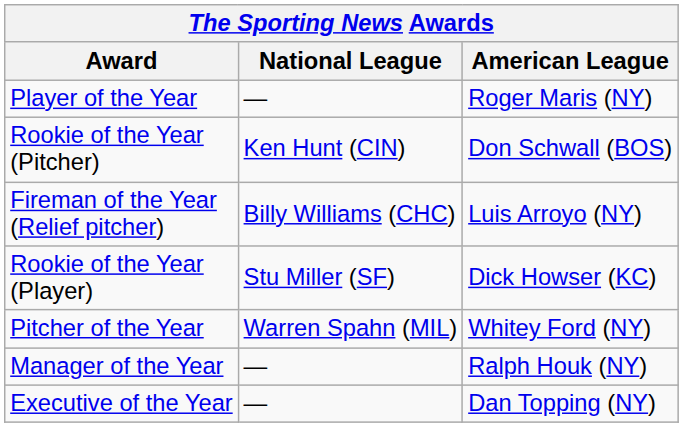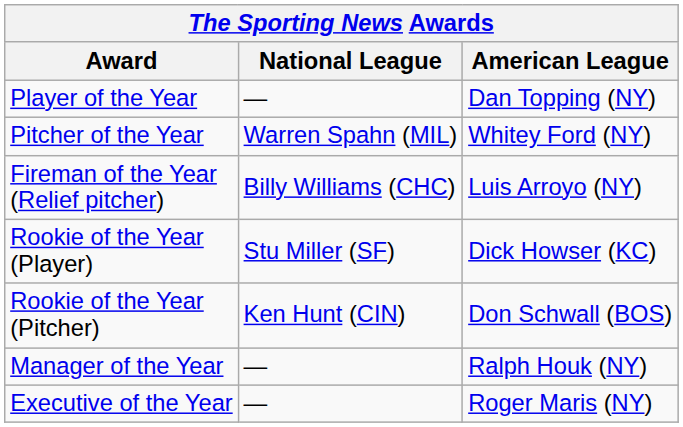(560, 98) Roger Maris (NY) -> (562, 98) Dan Topping (NY)
rows swapped: (107, 328) <-> (107, 149)
(562, 403) Dan Topping (NY) -> (560, 403) Roger Maris (NY)
